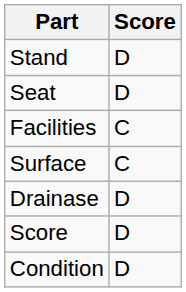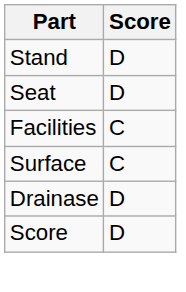- row: (57, 269)
